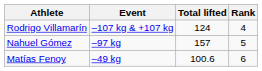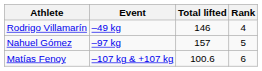(132, 28) –107 kg & +107 kg -> (106, 28) –49 kg
(202, 28) 124 -> (202, 28) 146
(106, 59) –49 kg -> (132, 59) –107 kg & +107 kg
